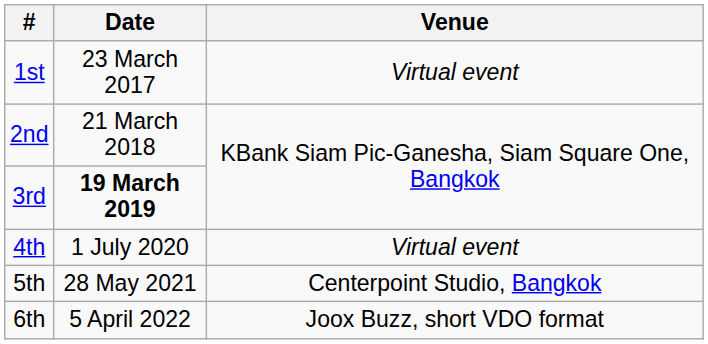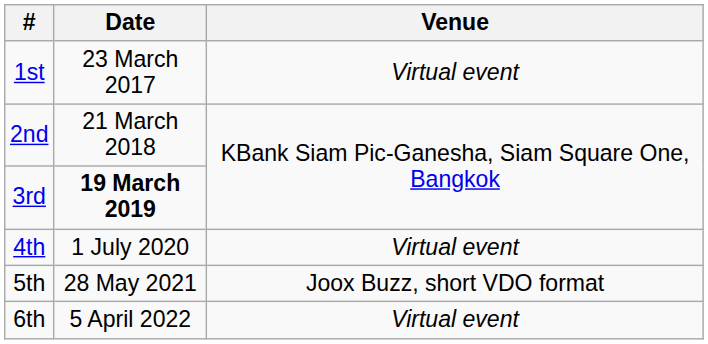(455, 283) Centerpoint Studio, Bangkok -> (455, 283) Joox Buzz, short VDO format
(455, 319) Joox Buzz, short VDO format -> (455, 319) Virtual event
